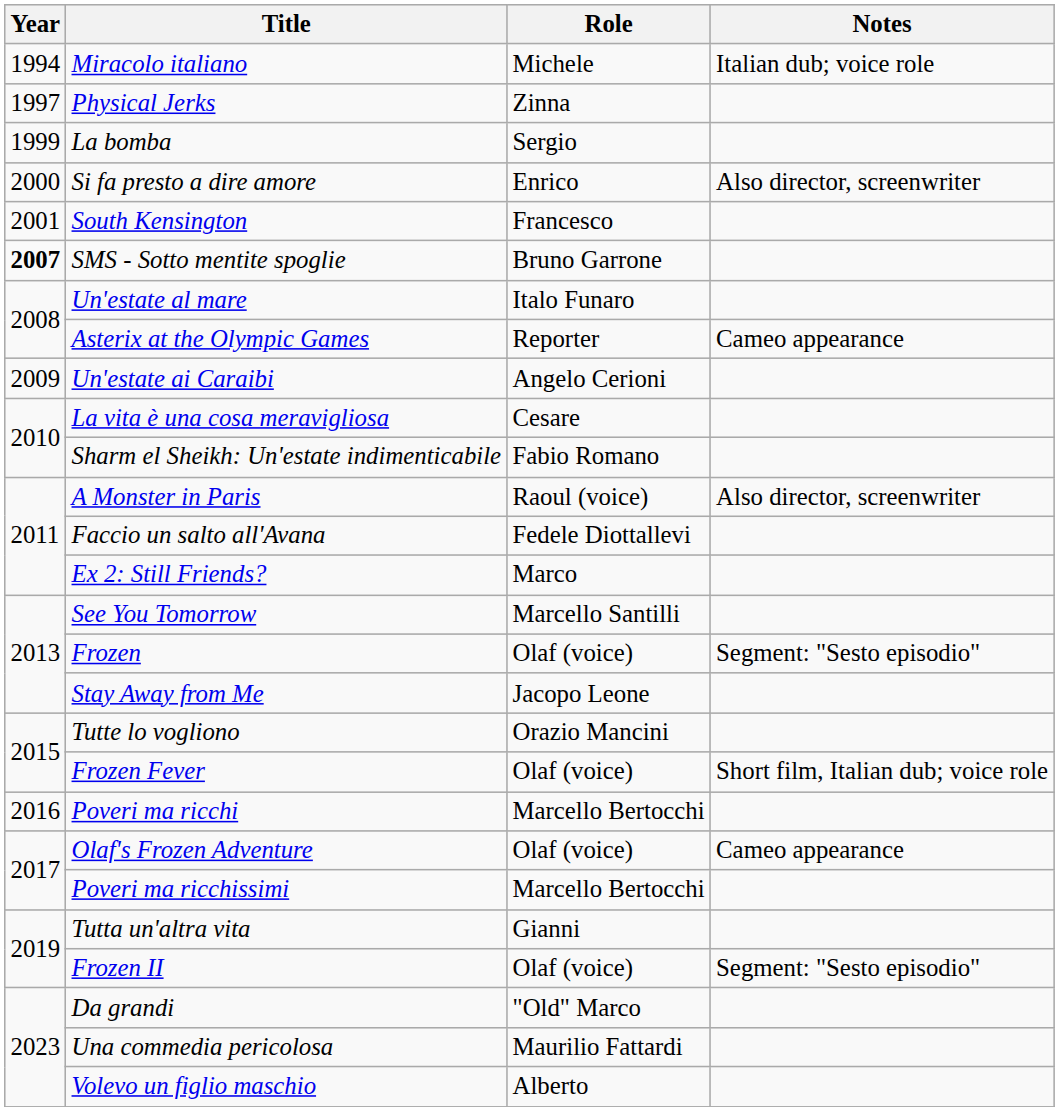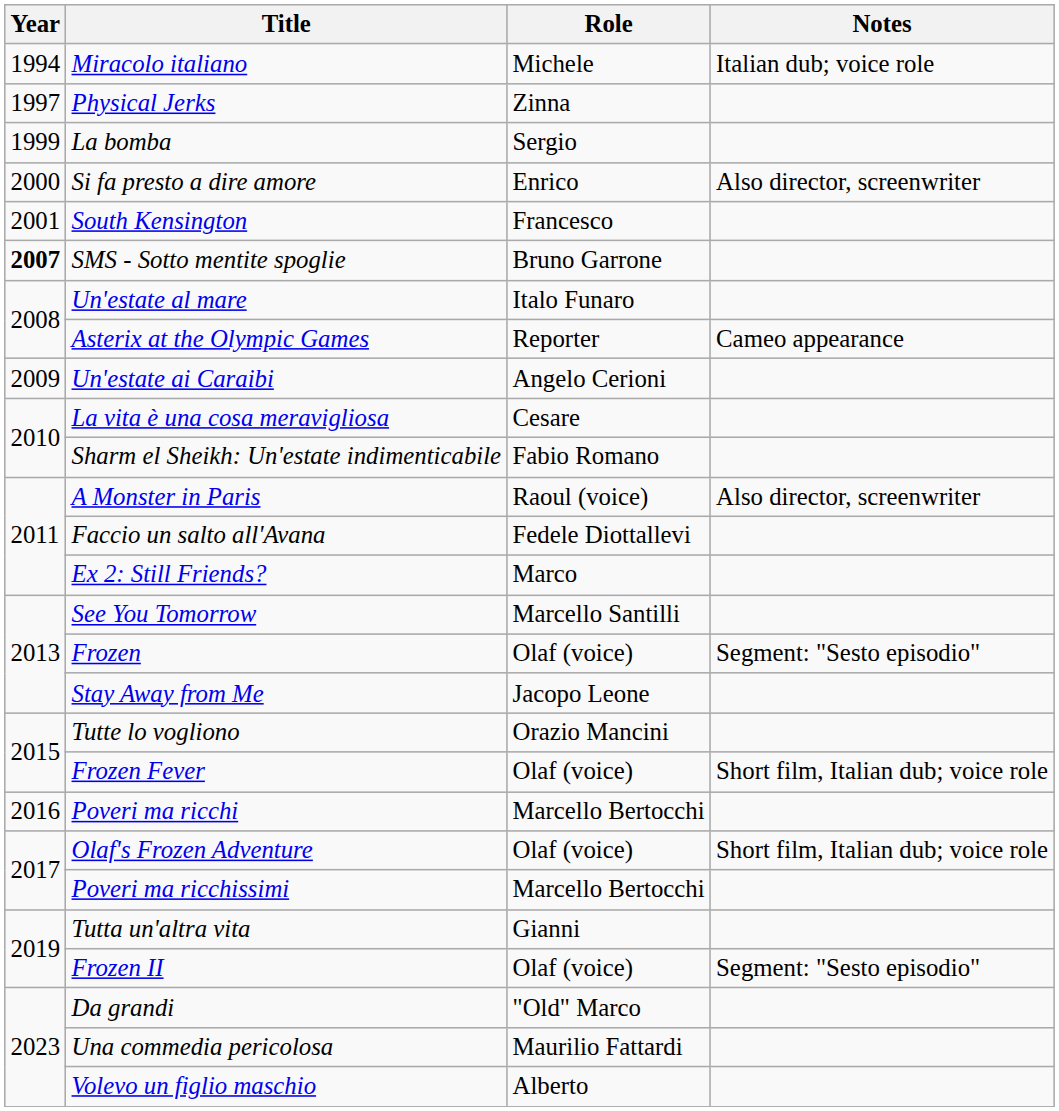(810, 850) Cameo appearance -> (882, 850) Short film, Italian dub; voice role
